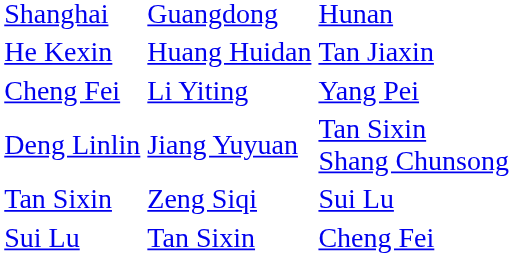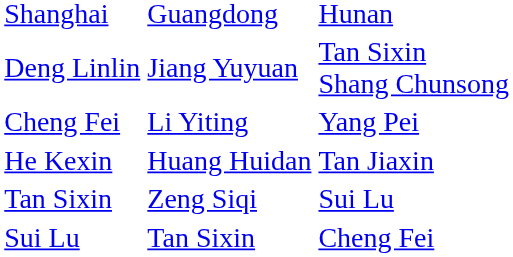rows swapped: (72, 144) <-> (58, 52)
